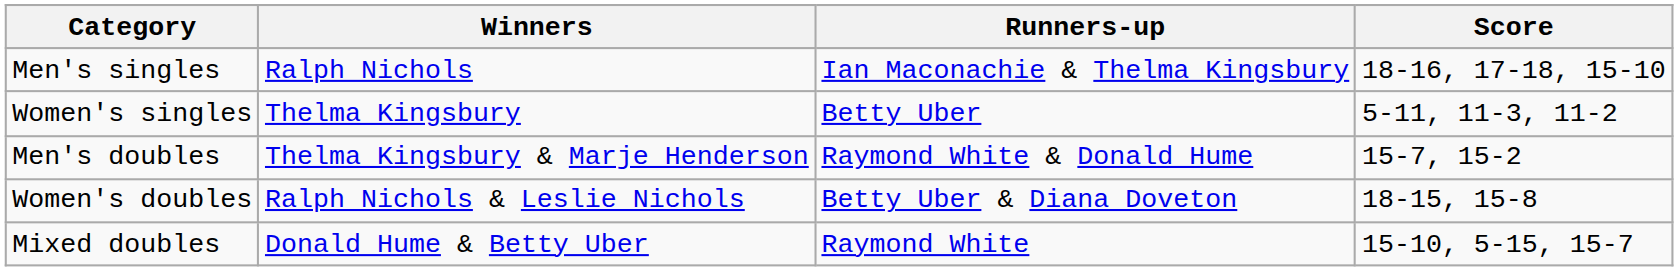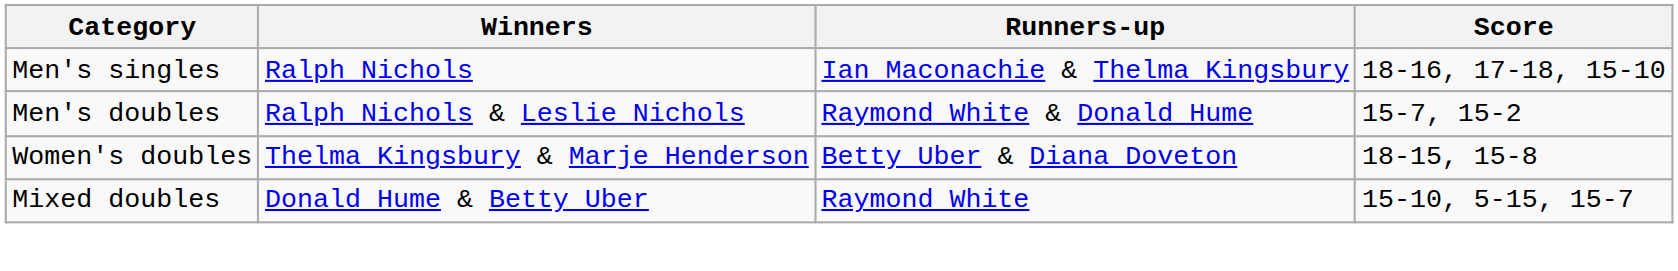- row: (132, 114)
(537, 157) Thelma Kingsbury & Marje Henderson -> (505, 114) Ralph Nichols & Leslie Nichols
(505, 200) Ralph Nichols & Leslie Nichols -> (537, 157) Thelma Kingsbury & Marje Henderson
